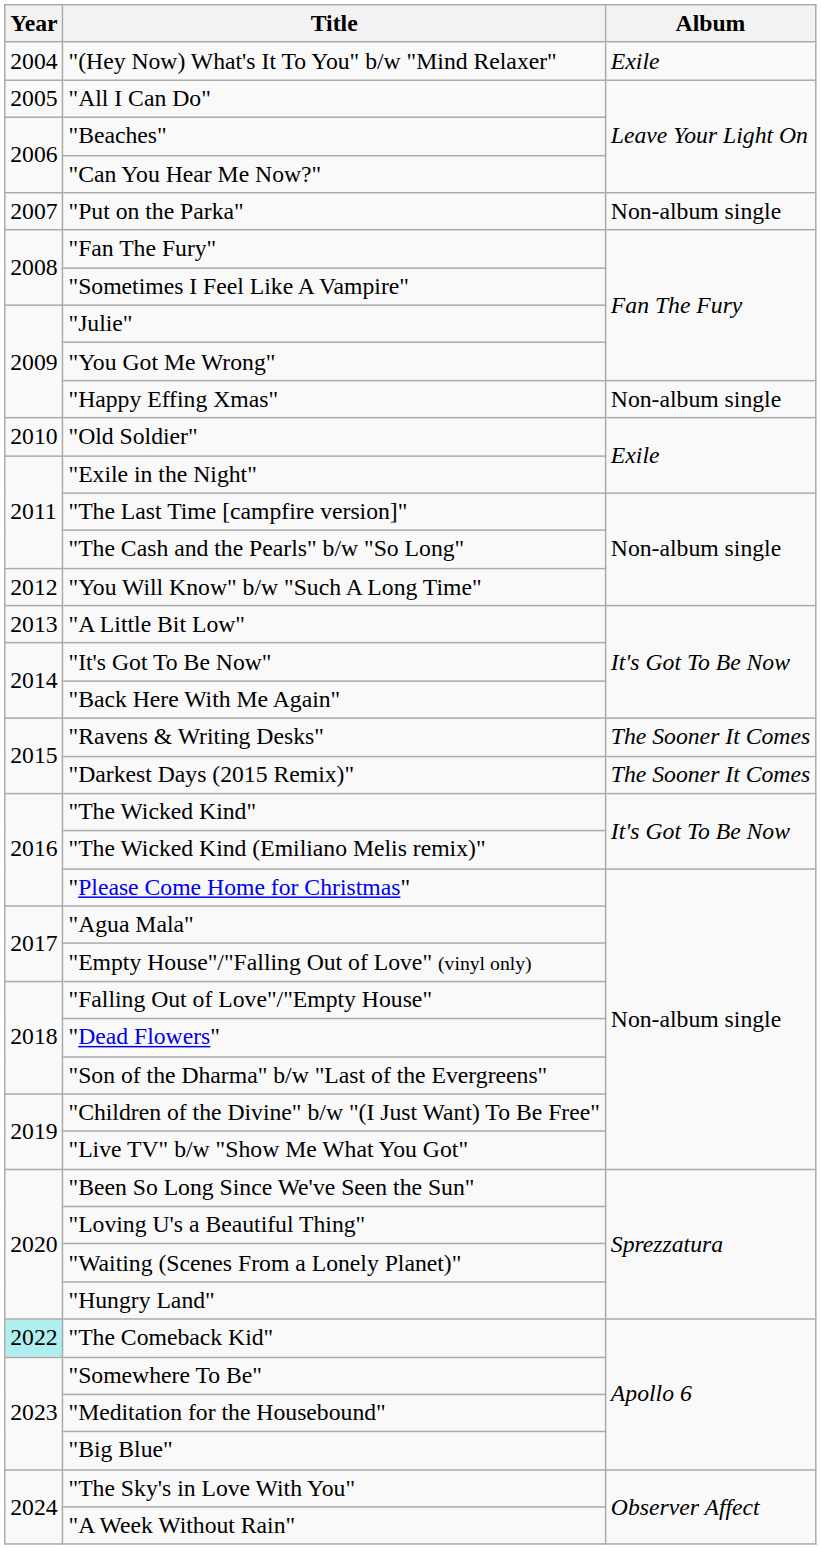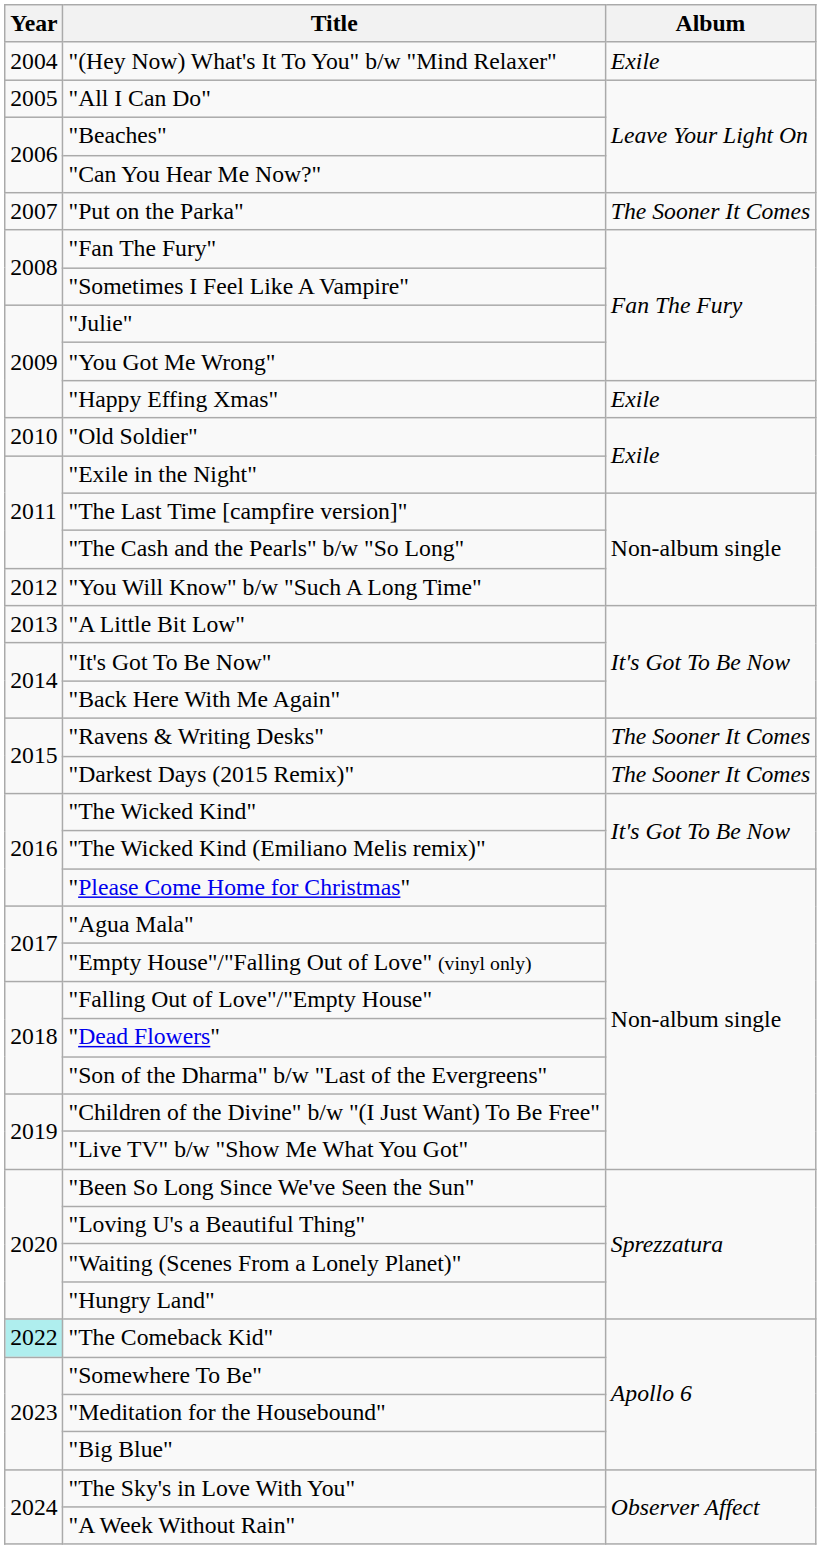(696, 211) Non-album single -> (710, 211) The Sooner It Comes
(696, 398) Non-album single -> (635, 398) Exile
